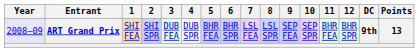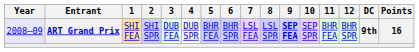(290, 31) normal -> (290, 31) bold
(397, 31) 13 -> (397, 31) 16
